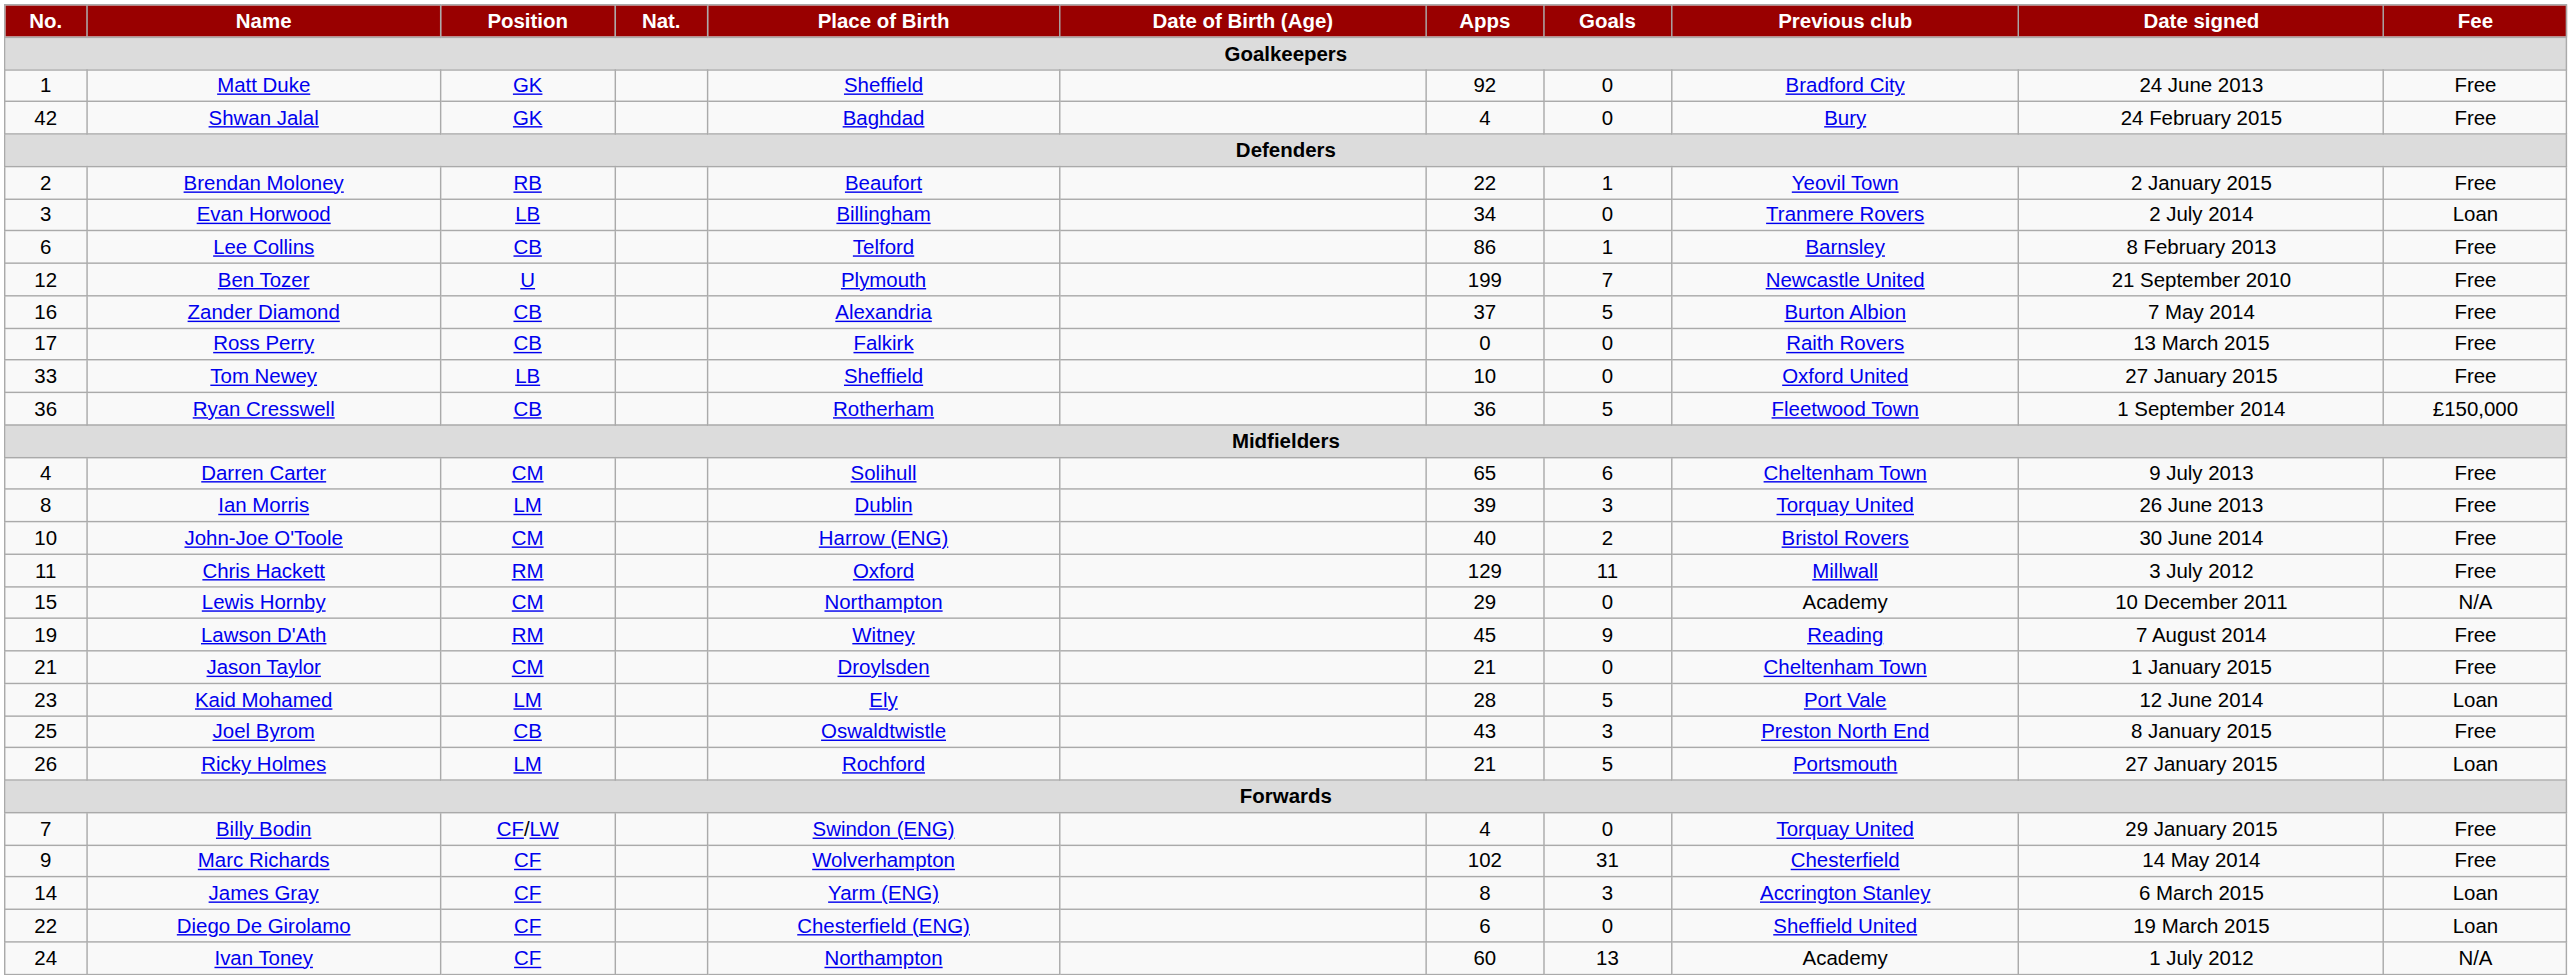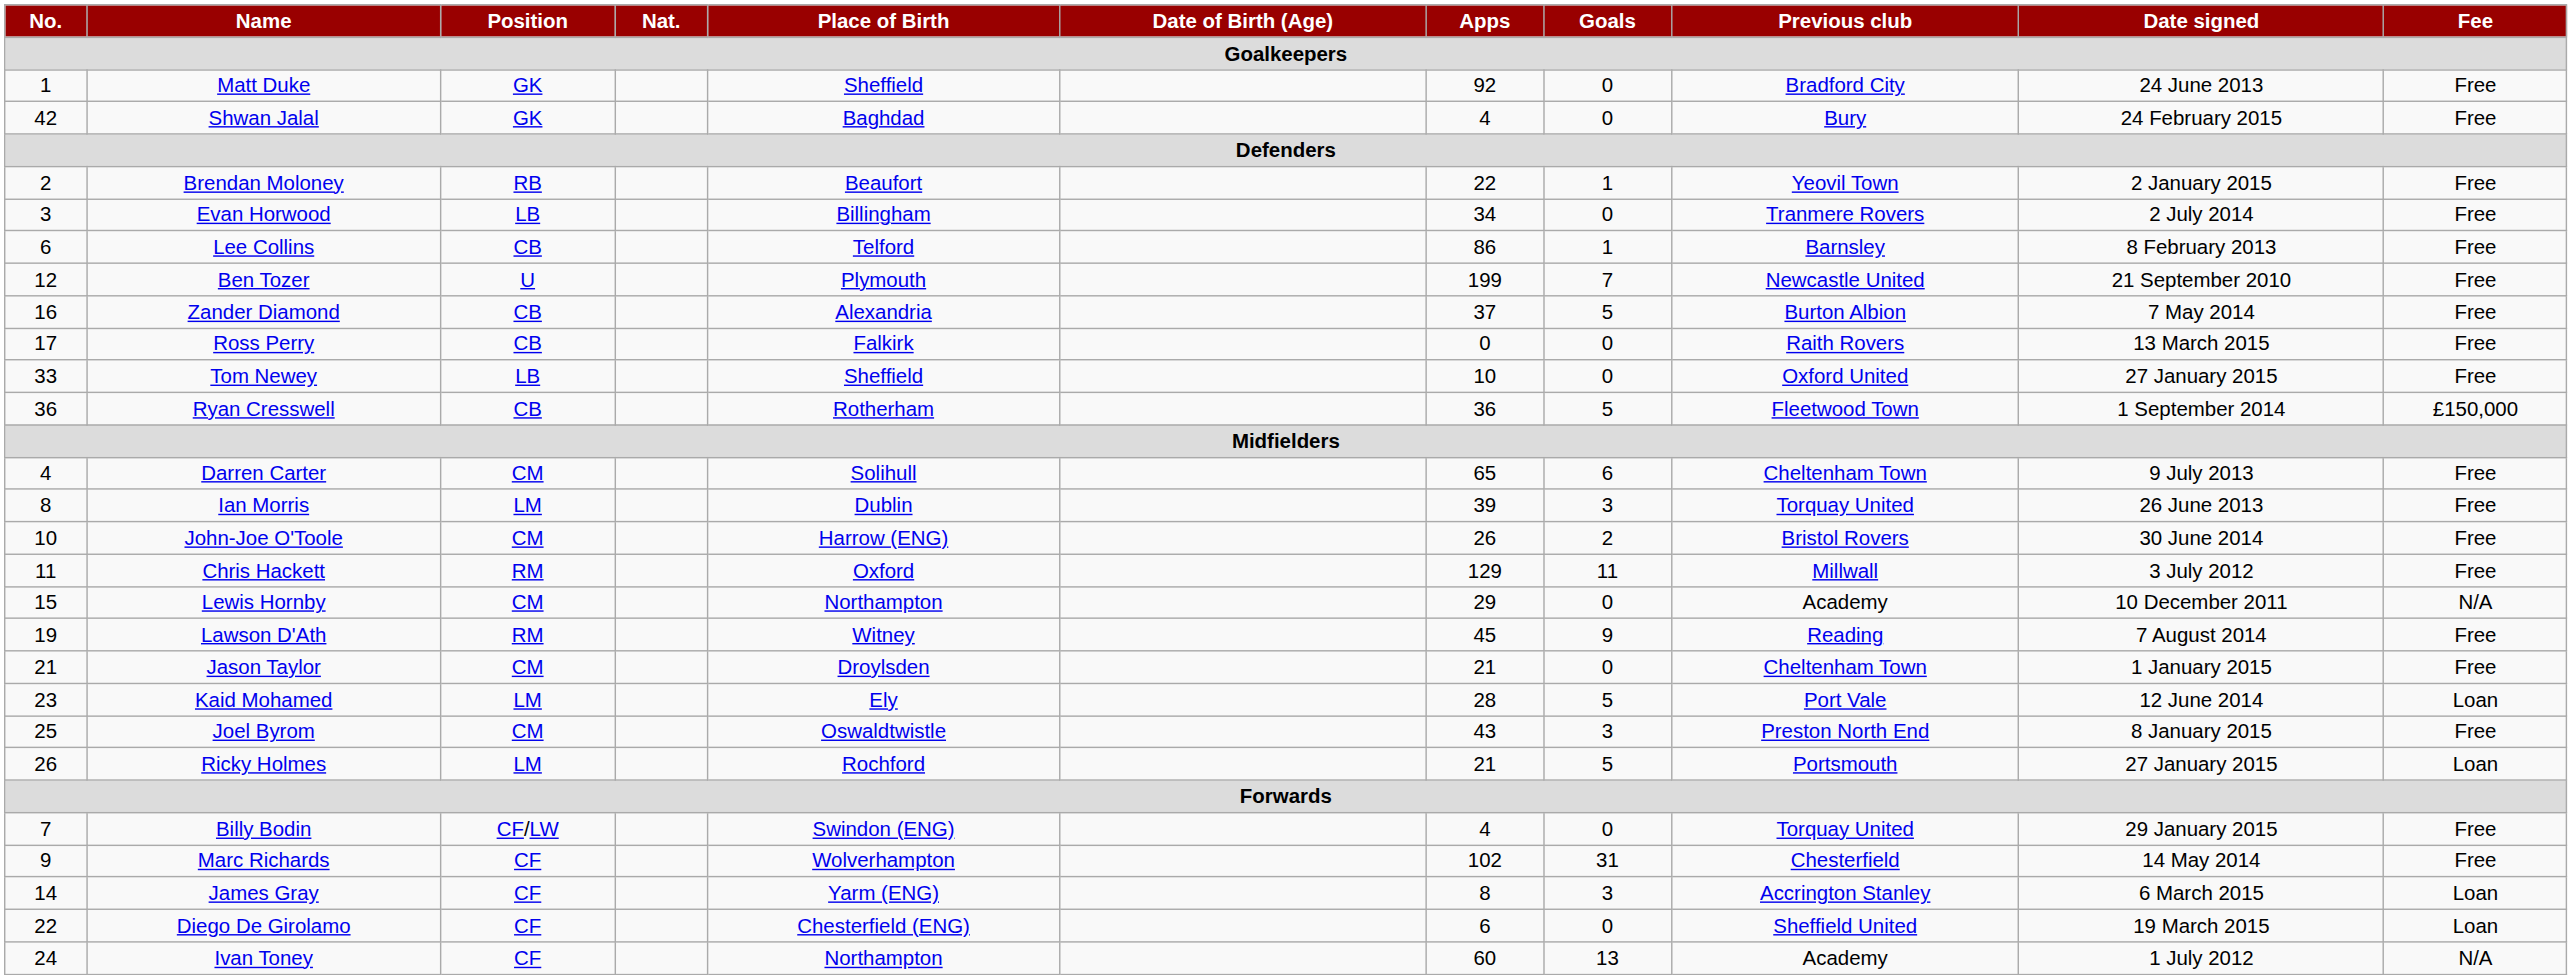(2475, 215) Loan -> (2475, 215) Free
(1485, 538) 40 -> (1485, 538) 26
(528, 732) CB -> (528, 732) CM
